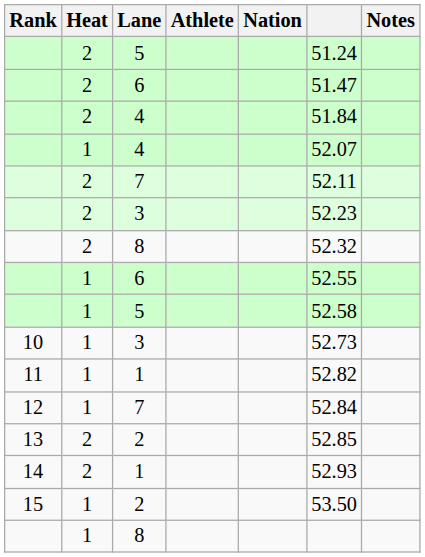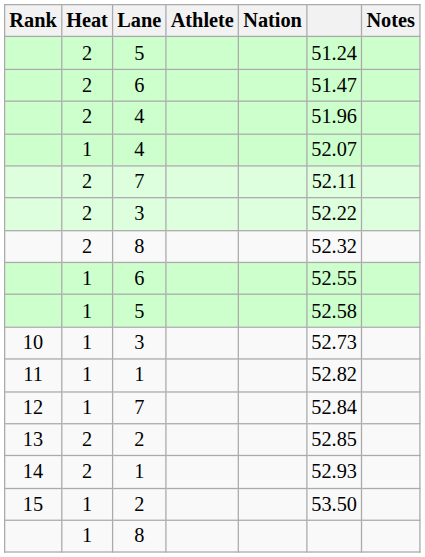(334, 117) 51.84 -> (334, 117) 51.96
(334, 213) 52.23 -> (334, 213) 52.22
